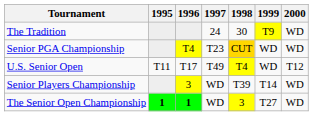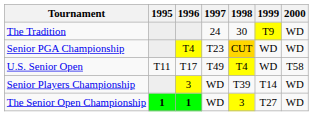(295, 66) T12 -> (295, 66) T58
